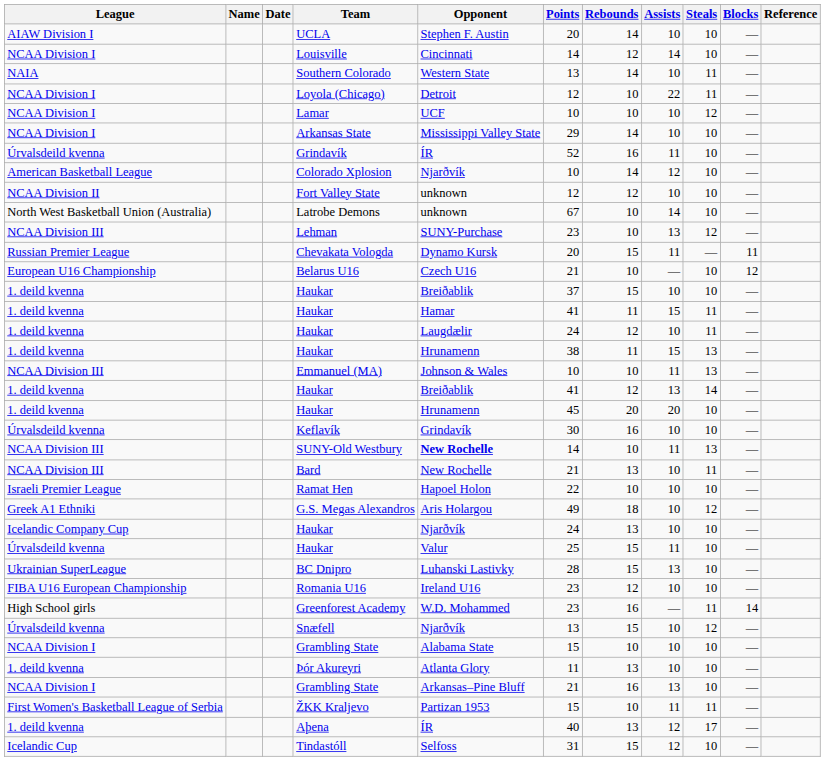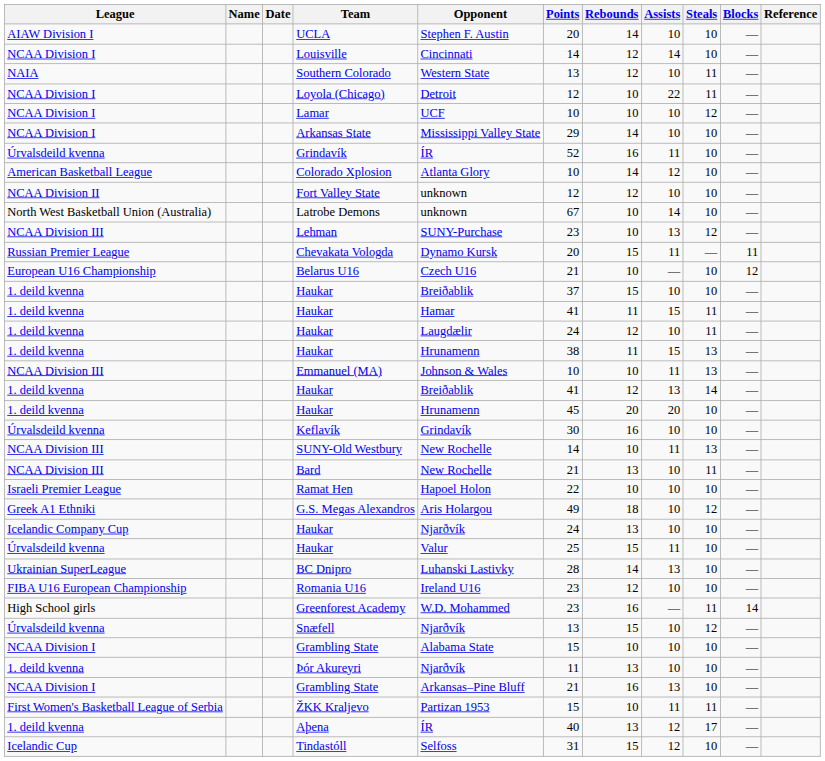(632, 73) 14 -> (632, 73) 12
(443, 172) Njarðvík -> (455, 172) Atlanta Glory
(457, 449) bold -> (456, 449) normal
(632, 568) 15 -> (632, 568) 14
(455, 667) Atlanta Glory -> (443, 667) Njarðvík
